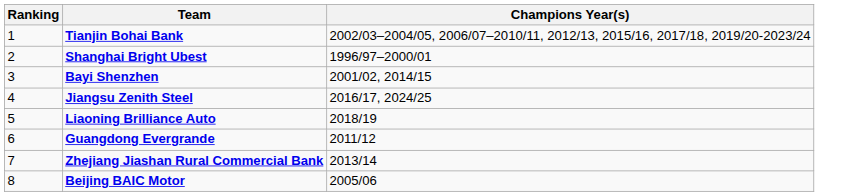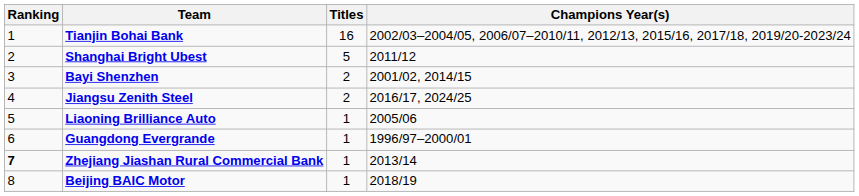+ column: (346, 14)
(380, 56) 1996/97–2000/01 -> (393, 56) 2011/12
(353, 118) 2018/19 -> (393, 118) 2005/06
(353, 139) 2011/12 -> (421, 139) 1996/97–2000/01
(11, 160) normal -> (11, 160) bold
(353, 181) 2005/06 -> (393, 181) 2018/19
